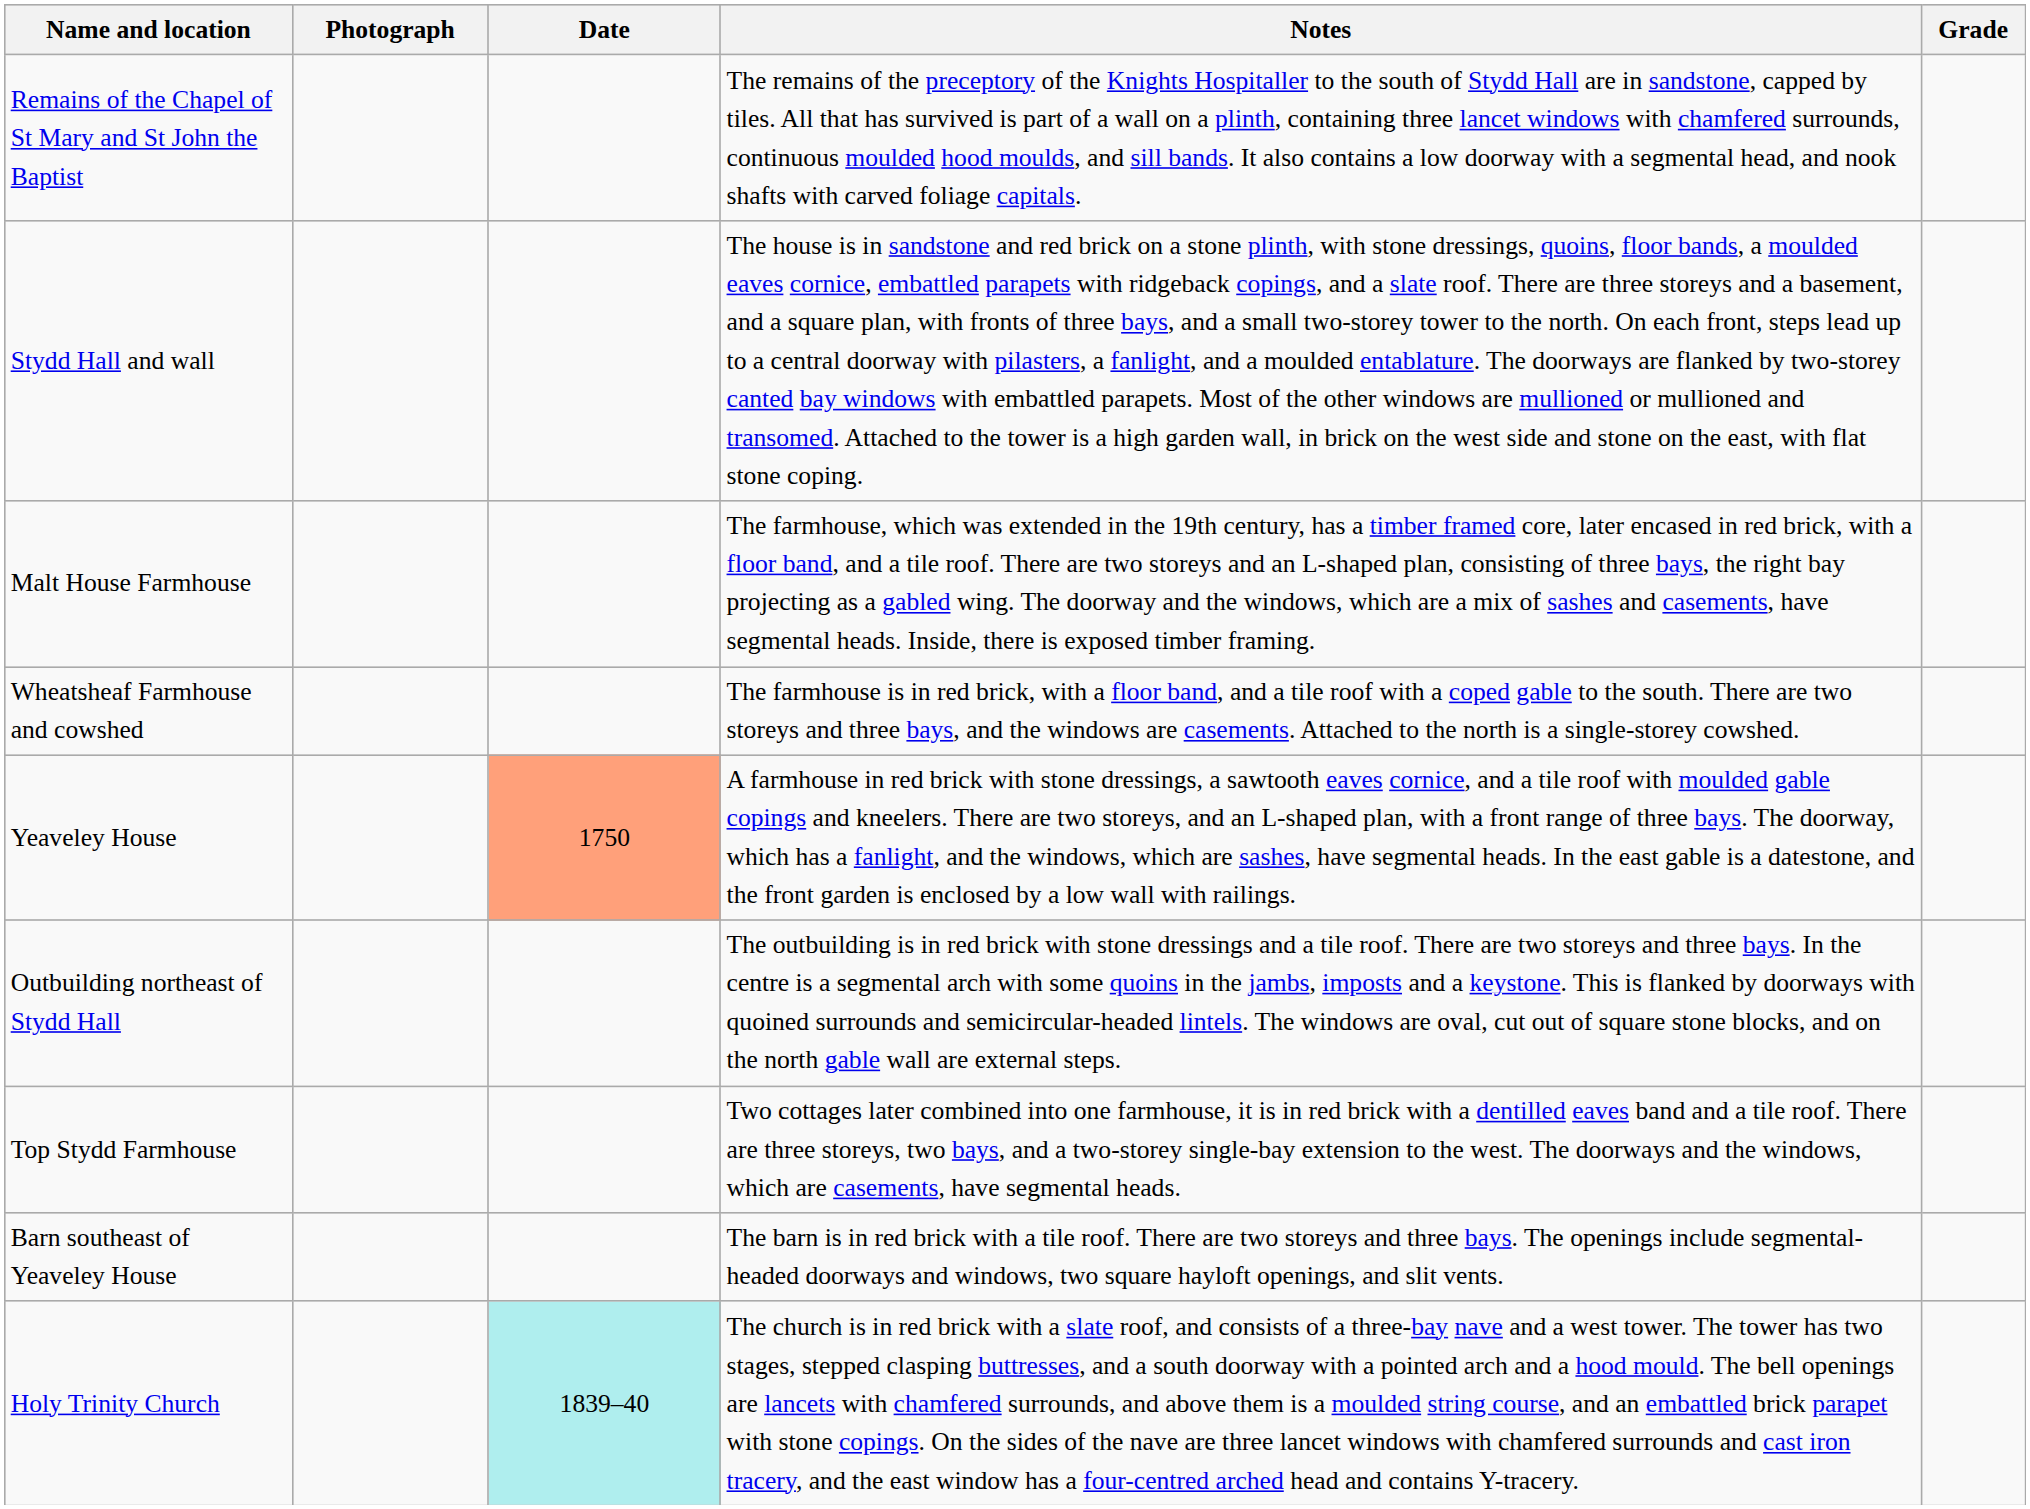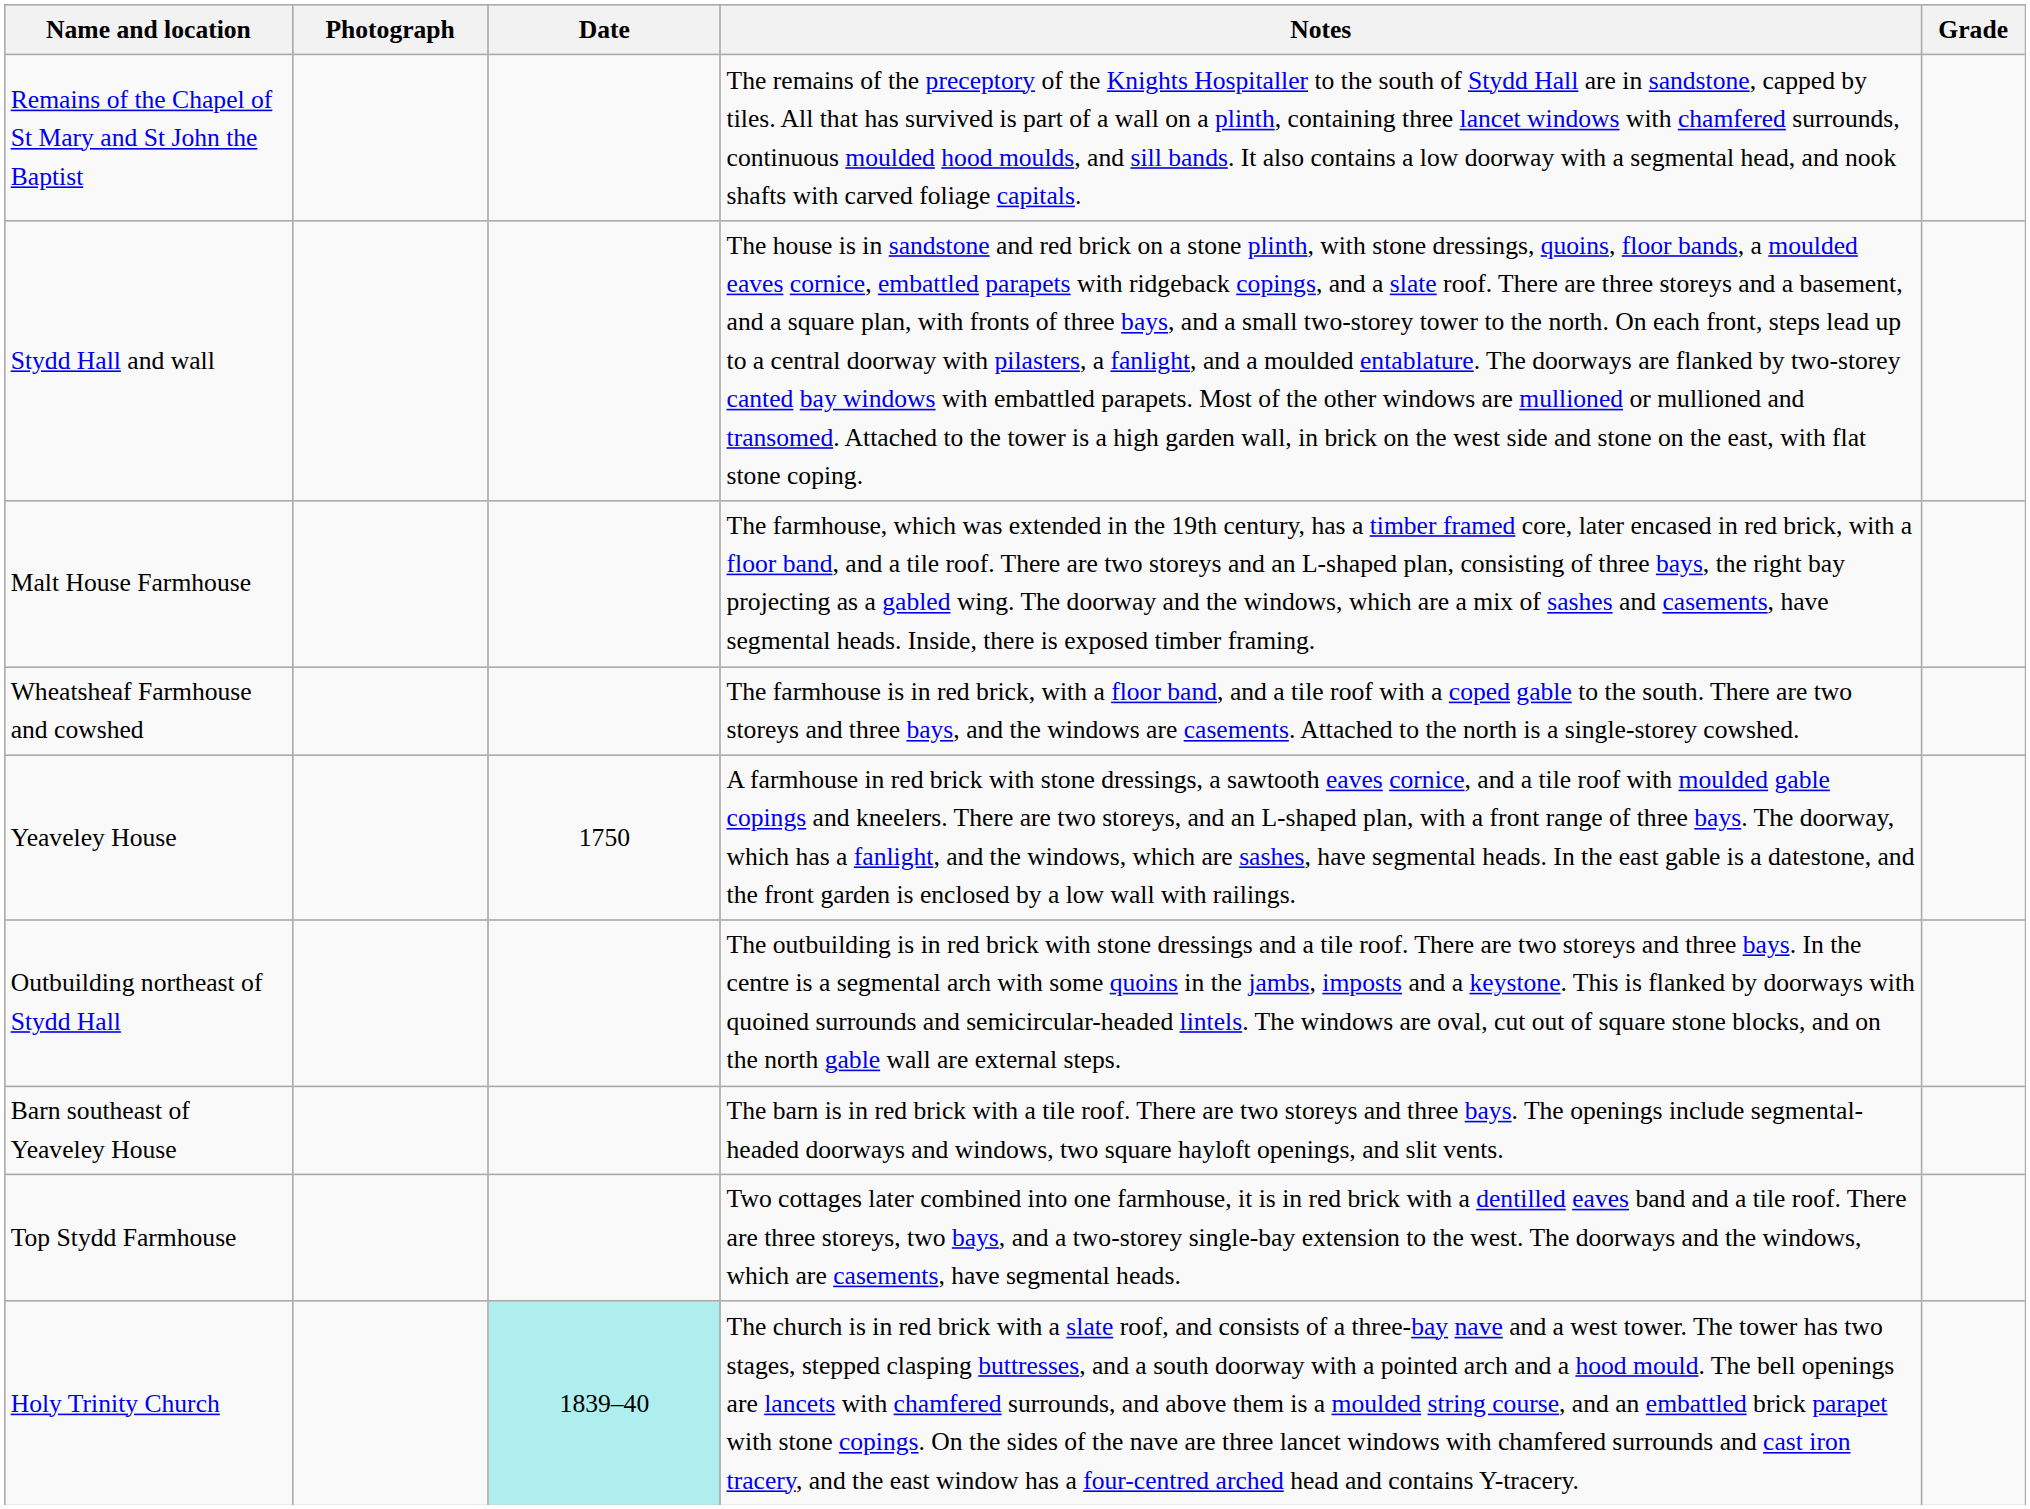(604, 837) lightsalmon background -> (604, 837) no background
rows swapped: (100, 1256) <-> (124, 1148)
